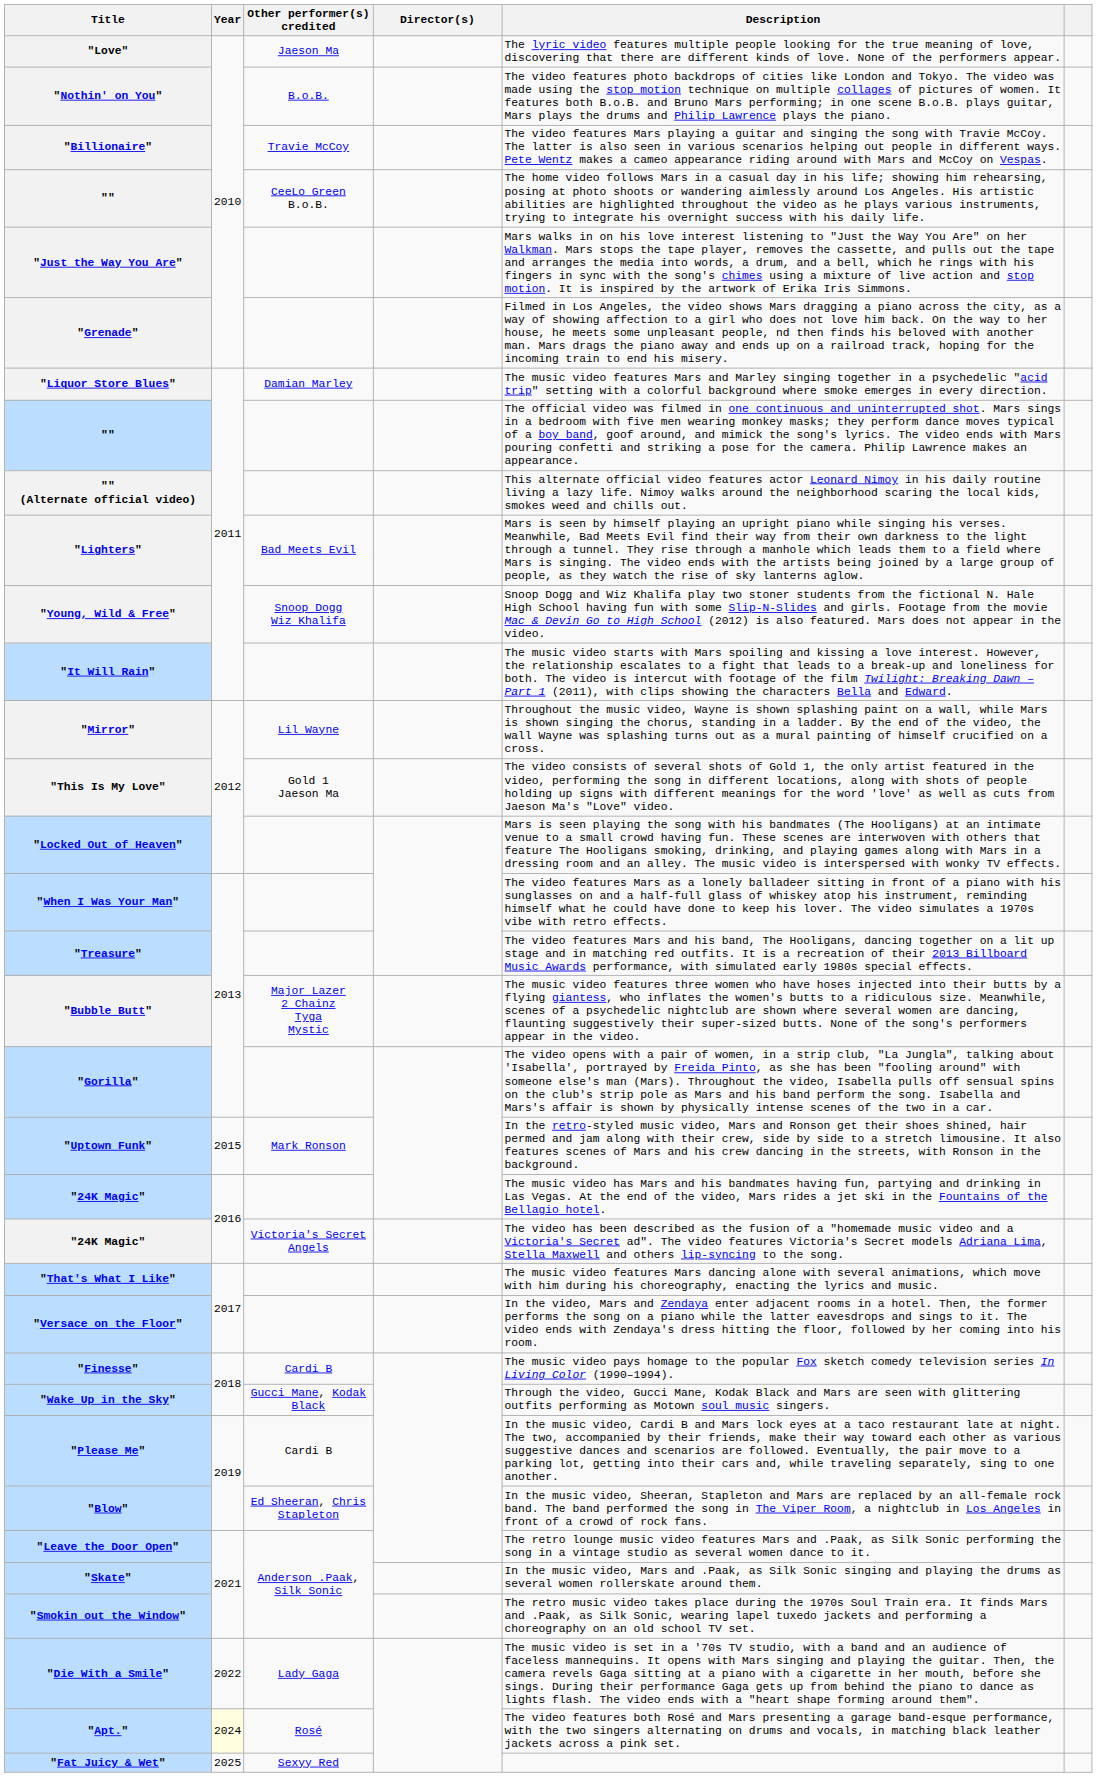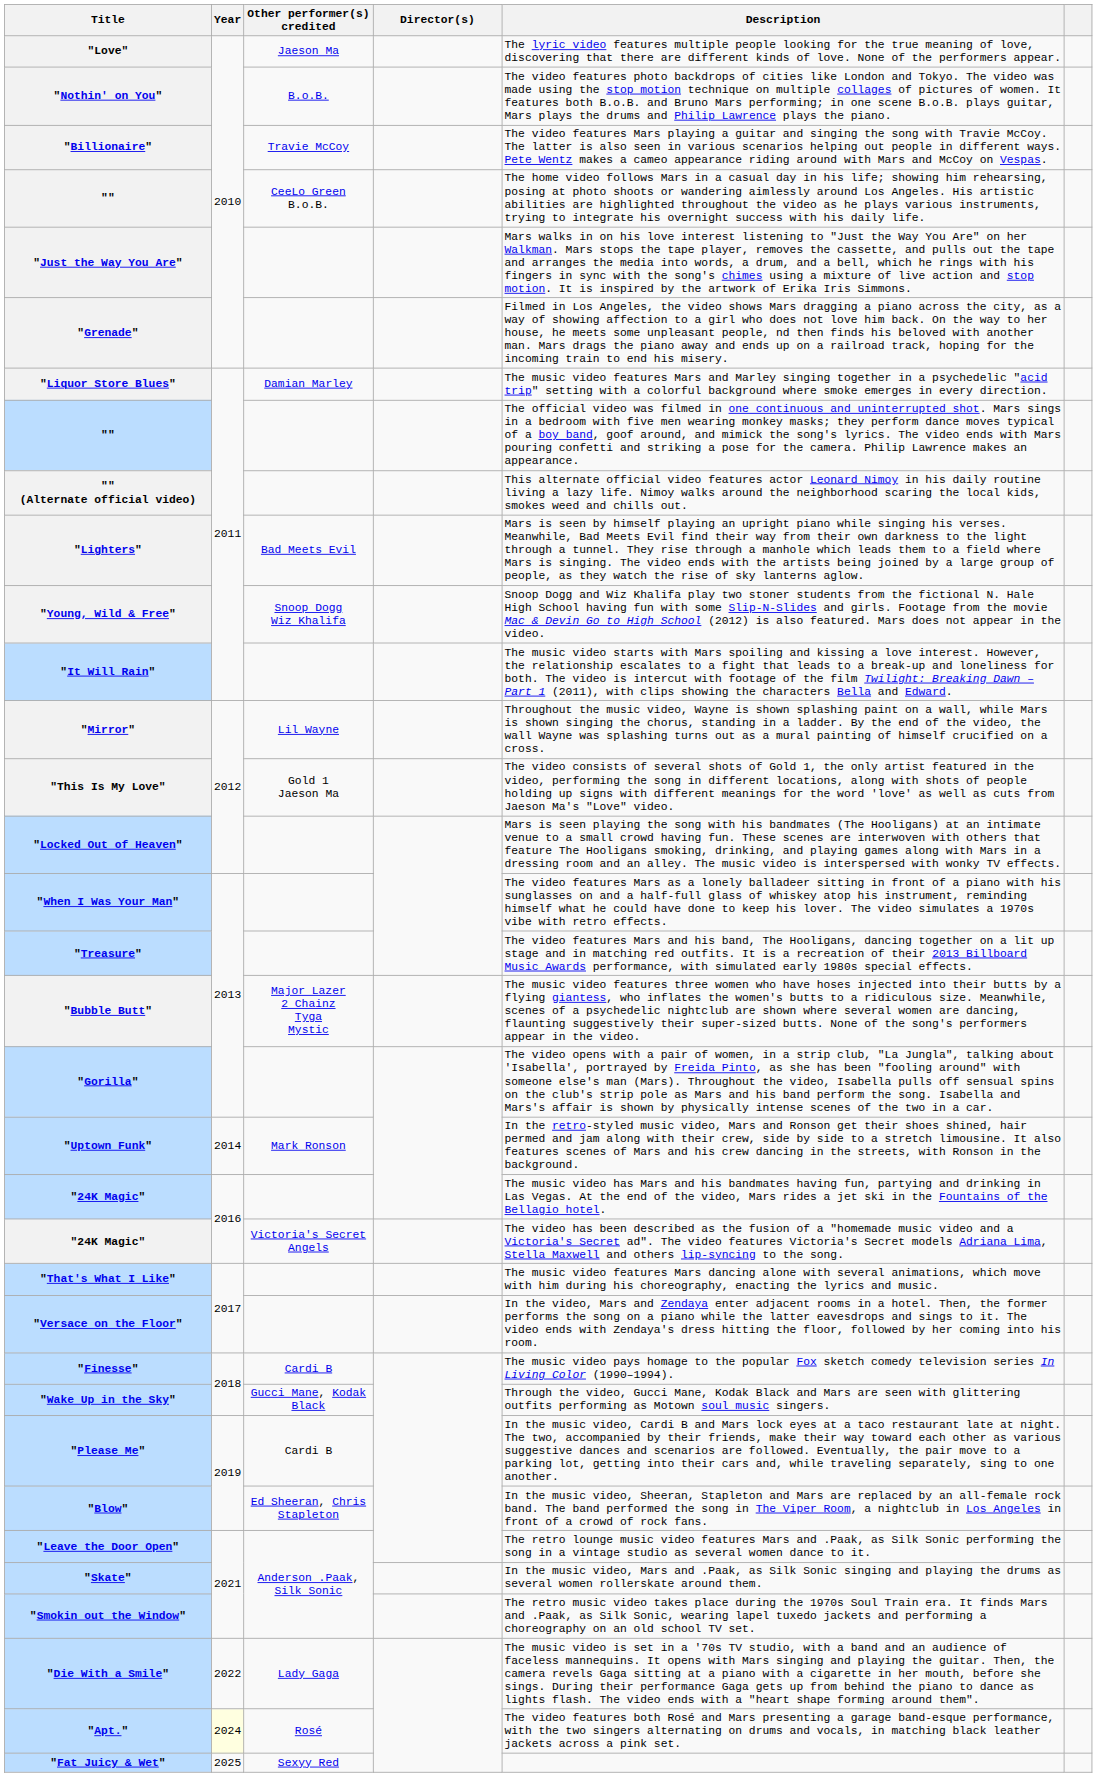(228, 1146) 2015 -> (228, 1146) 2014
